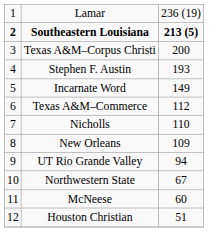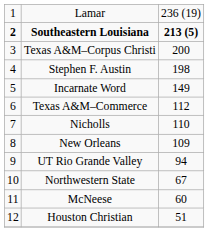(181, 69) 193 -> (181, 69) 198
